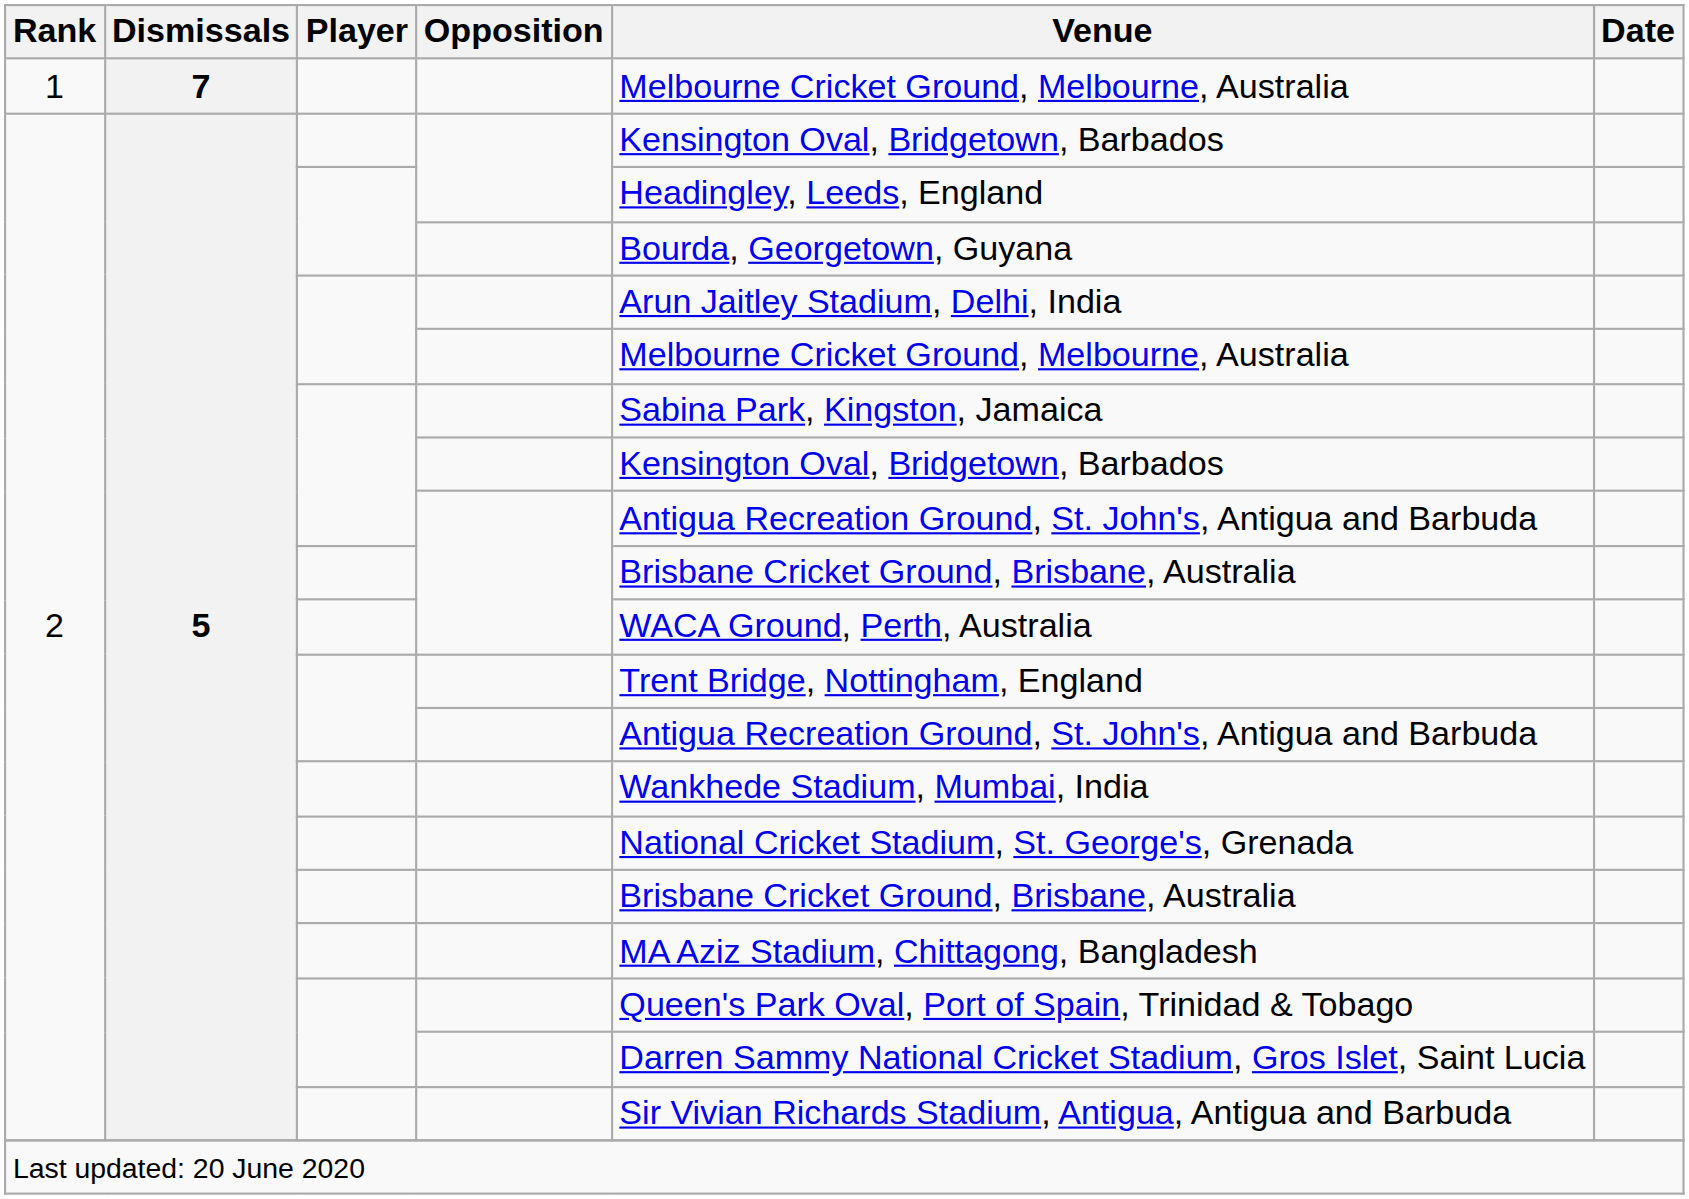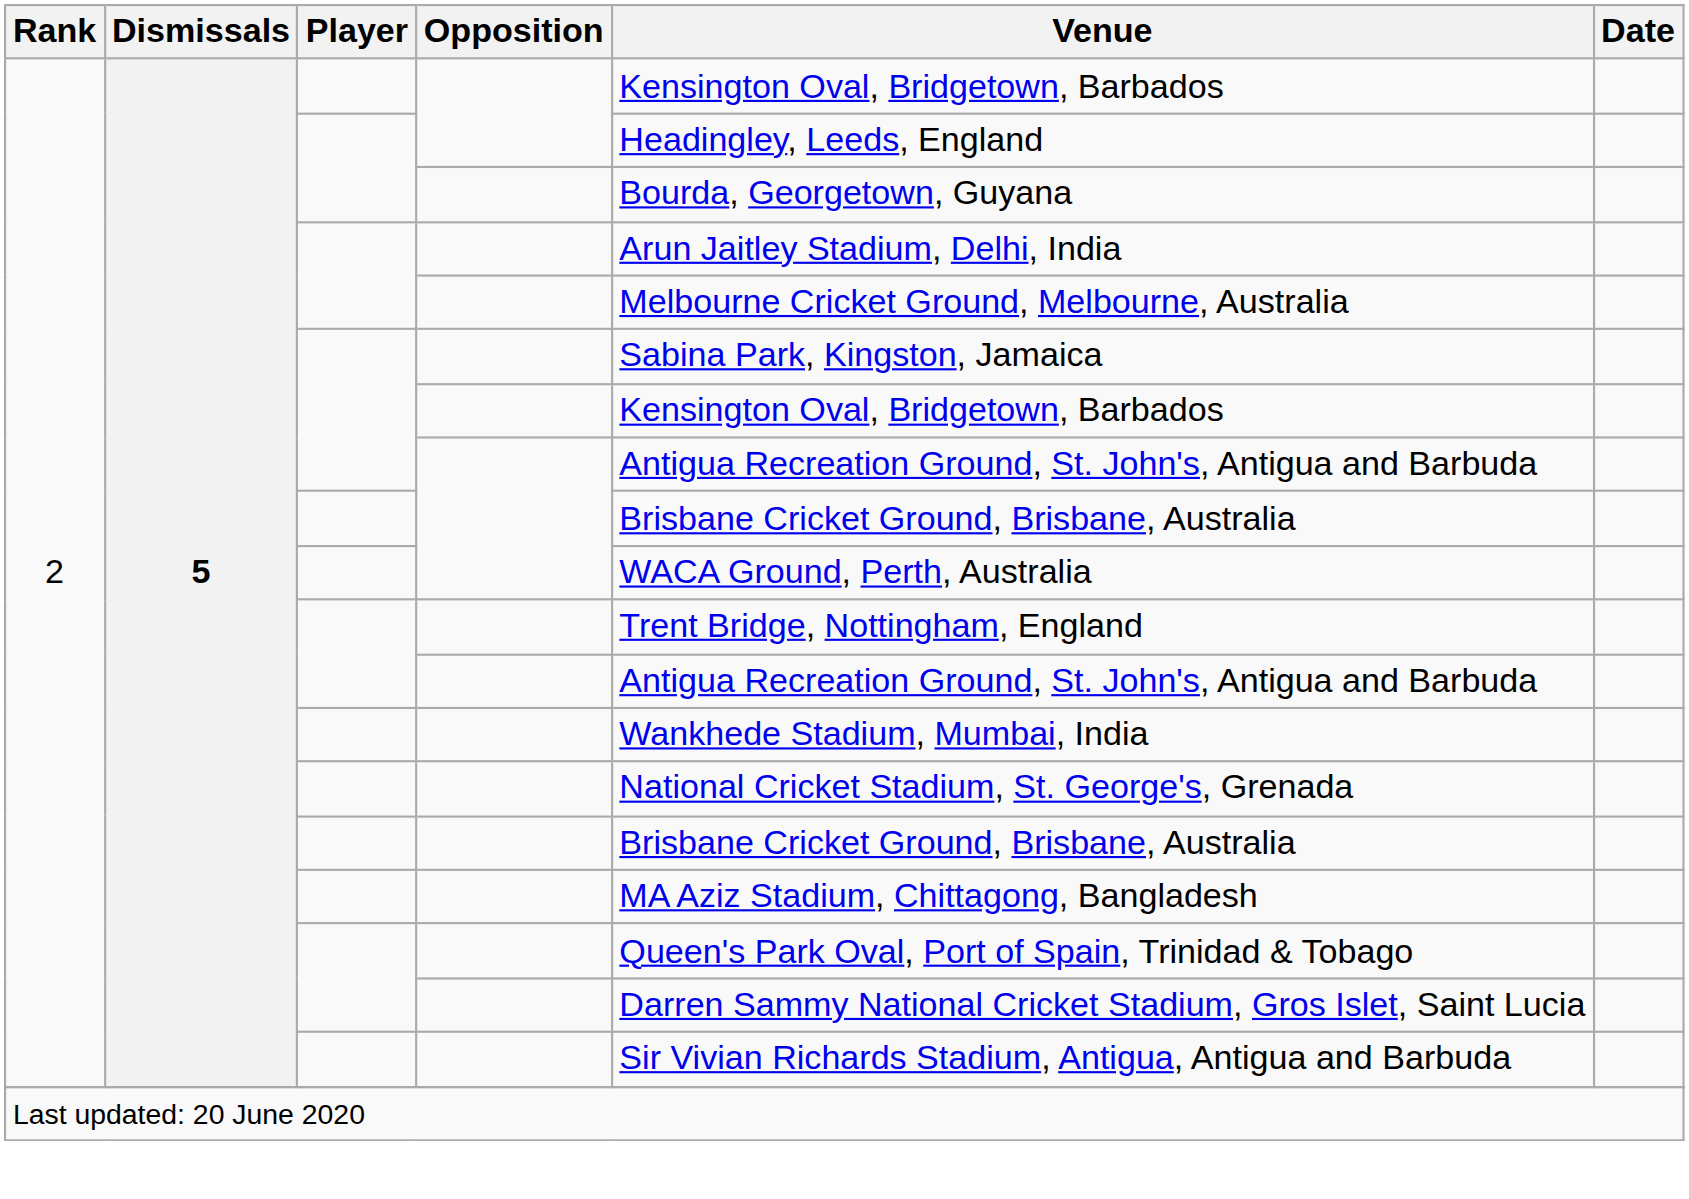- row: (55, 85)
